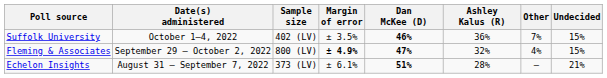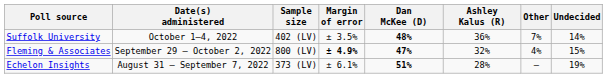(404, 36) 46% -> (404, 36) 48%
(577, 36) 15% -> (577, 36) 14%
(577, 65) 21% -> (577, 65) 19%
